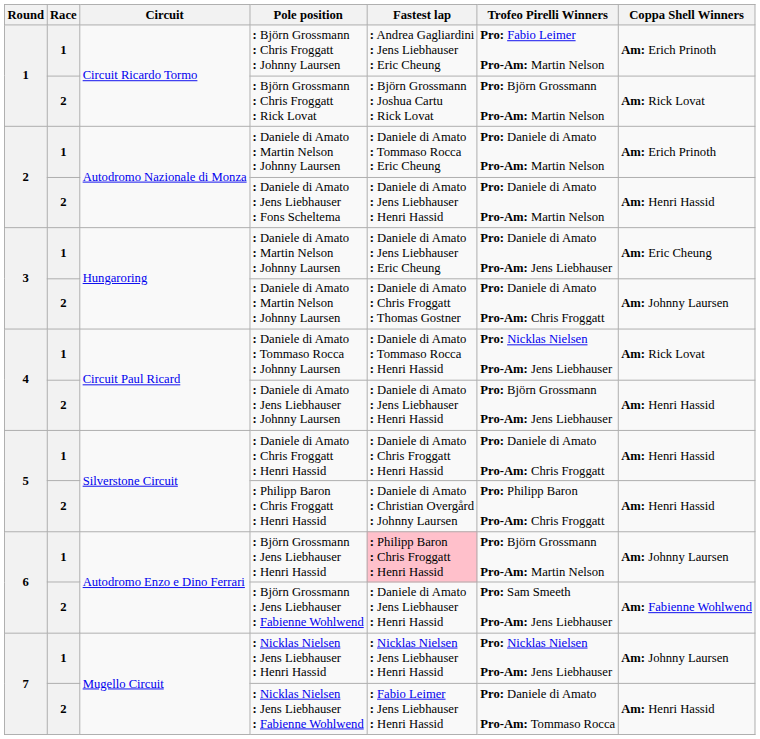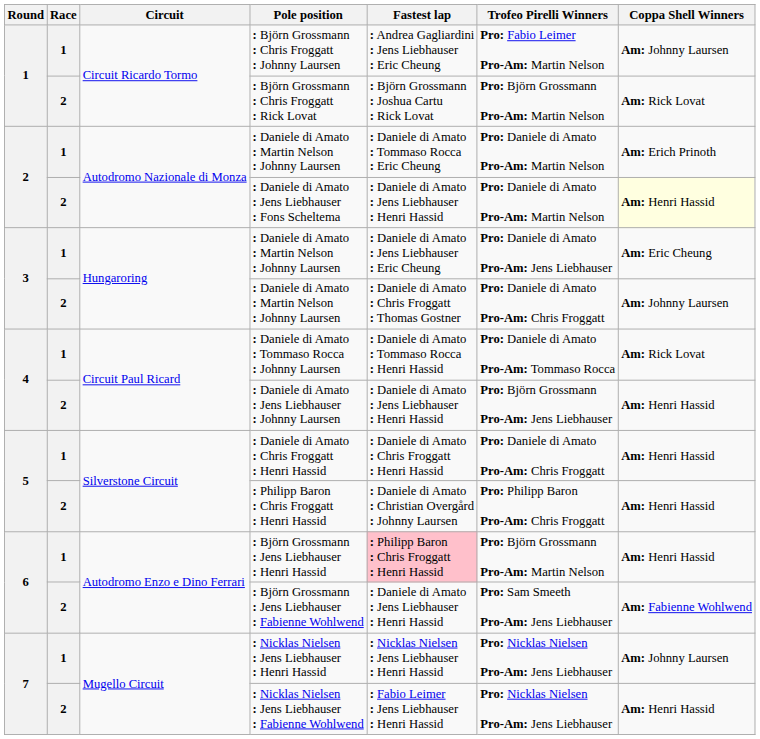(669, 50) Am: Erich Prinoth -> (675, 50) Am: Johnny Laursen
(668, 202) no background -> (668, 202) lightyellow background
(546, 354) Pro: Nicklas Nielsen Pro-Am: Jens Liebhauser -> (548, 354) Pro: Daniele di Amato Pro-Am: Tommaso Rocca
(675, 556) Am: Johnny Laursen -> (668, 556) Am: Henri Hassid
(548, 708) Pro: Daniele di Amato Pro-Am: Tommaso Rocca -> (546, 708) Pro: Nicklas Nielsen Pro-Am: Jens Liebhauser
